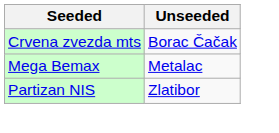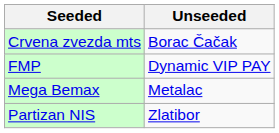+ row: (24, 66)
